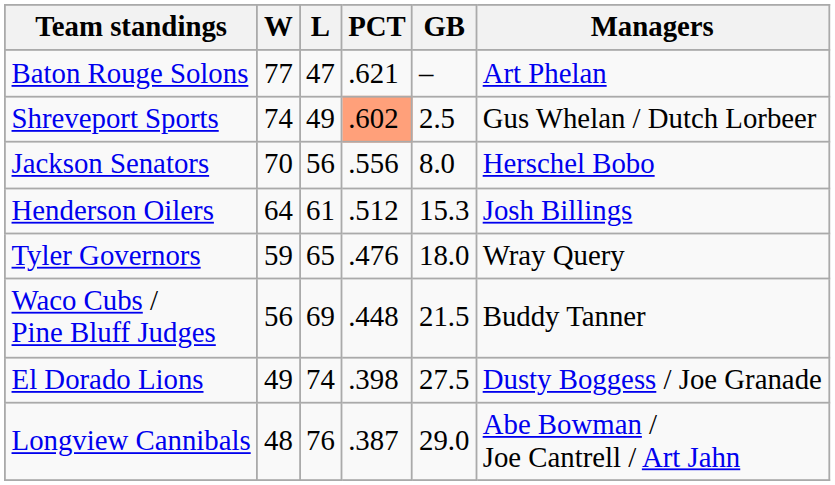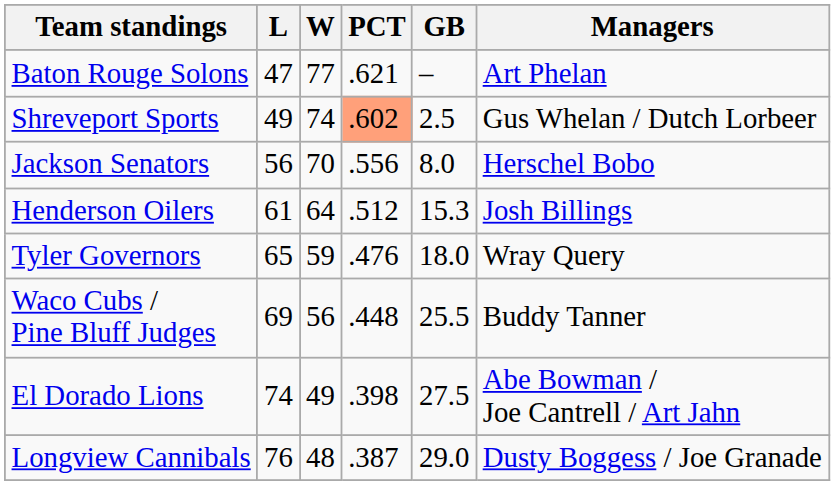columns swapped: (278, 27) <-> (320, 27)
(444, 317) 21.5 -> (444, 317) 25.5
(652, 379) Dusty Boggess / Joe Granade -> (611, 395) Abe Bowman / Joe Cantrell / Art Jahn
(611, 441) Abe Bowman / Joe Cantrell / Art Jahn -> (652, 457) Dusty Boggess / Joe Granade
